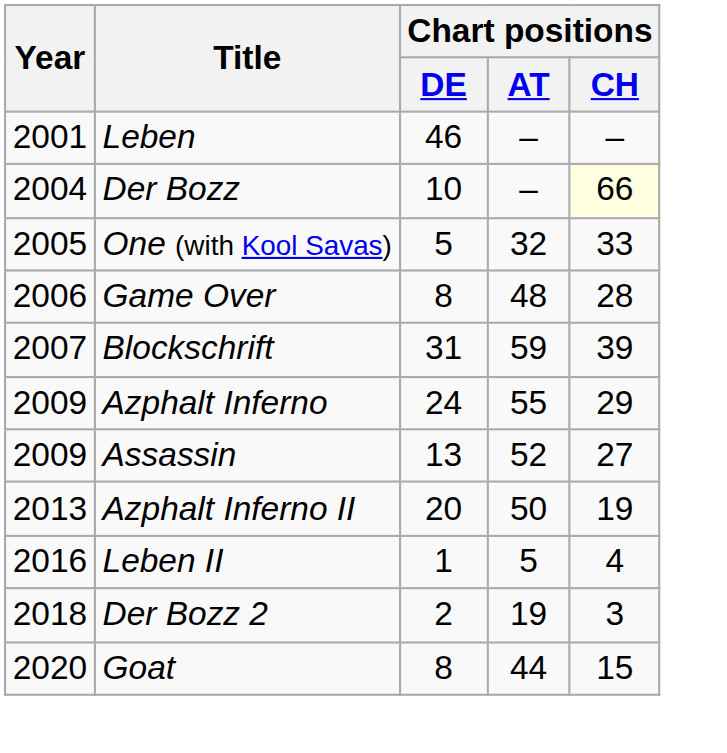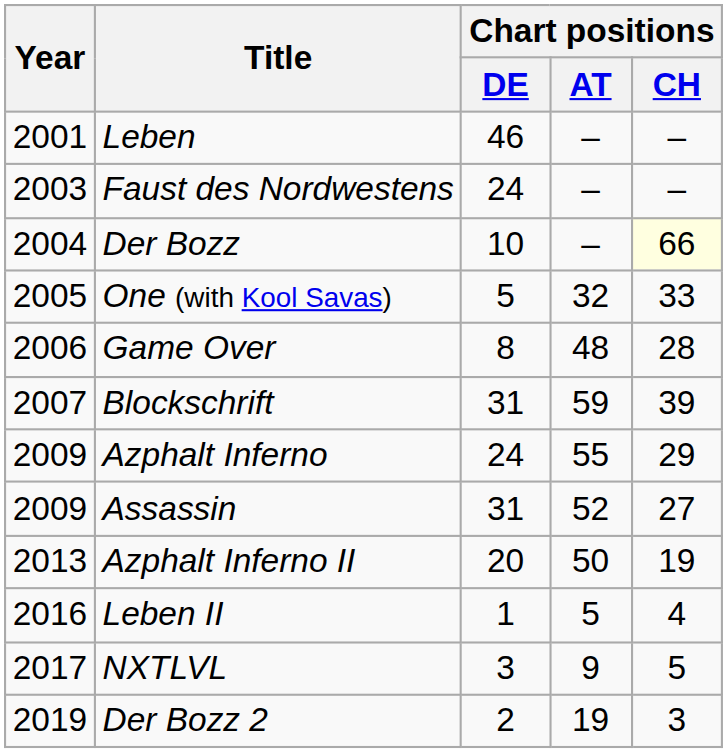+ row: (278, 190)
(444, 455) 13 -> (506, 508) 31
+ row: (165, 667)
(50, 614) 2018 -> (50, 720) 2019
- row: (139, 667)
